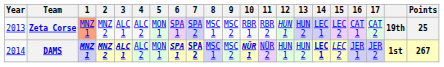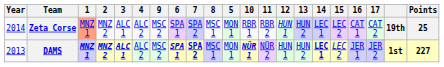columns swapped: (159, 11) <-> (231, 11)
(16, 29) 2013 -> (16, 29) 2014
(16, 51) 2014 -> (16, 51) 2013
(423, 51) 267 -> (423, 51) 227
